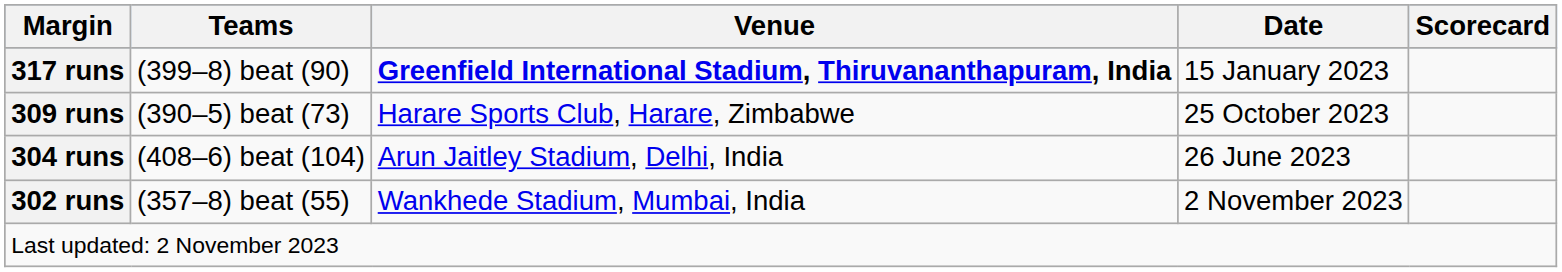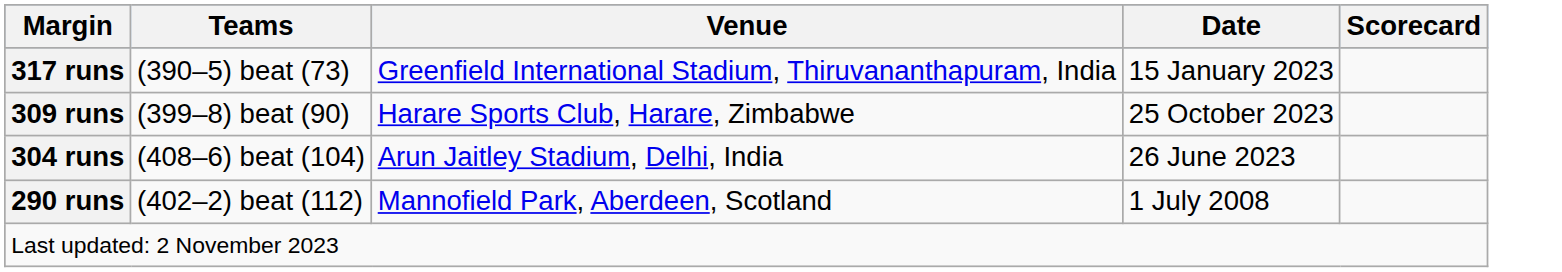(243, 69) (399–8) beat (90) -> (243, 69) (390–5) beat (73)
(775, 69) bold -> (747, 69) normal
(243, 113) (390–5) beat (73) -> (243, 113) (399–8) beat (90)
- row: (68, 200)
+ row: (68, 200)
